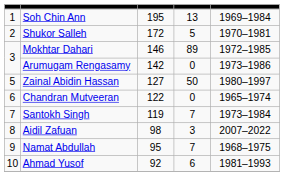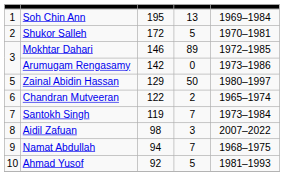(156, 82) 127 -> (156, 82) 129
(192, 98) 0 -> (192, 98) 2
(156, 147) 95 -> (156, 147) 94
(192, 163) 6 -> (192, 163) 5
